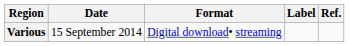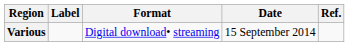columns swapped: (96, 13) <-> (301, 13)
